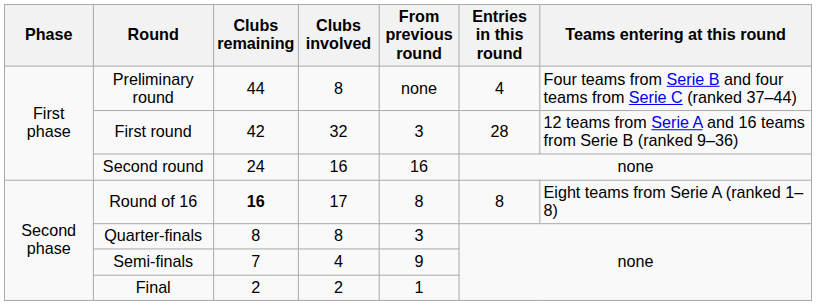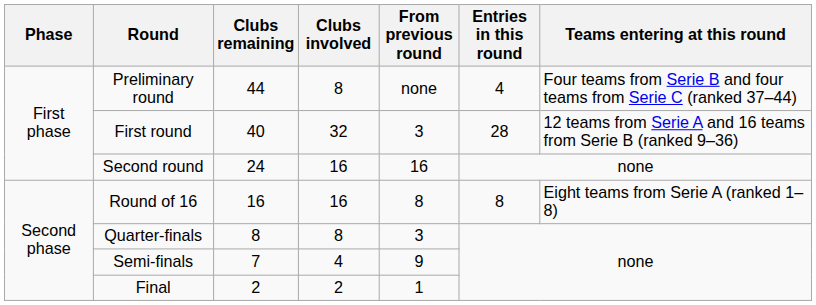(256, 132) 42 -> (256, 132) 40
(256, 201) bold -> (256, 201) normal
(338, 201) 17 -> (338, 201) 16
